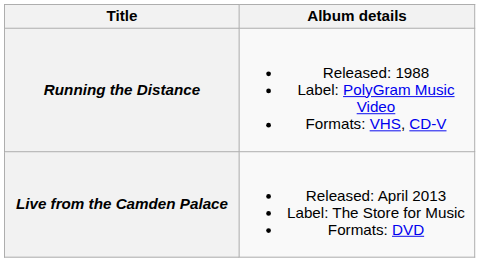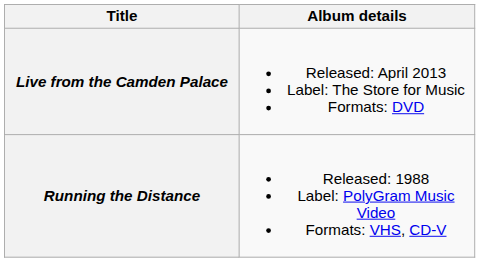rows swapped: (122, 90) <-> (122, 204)
